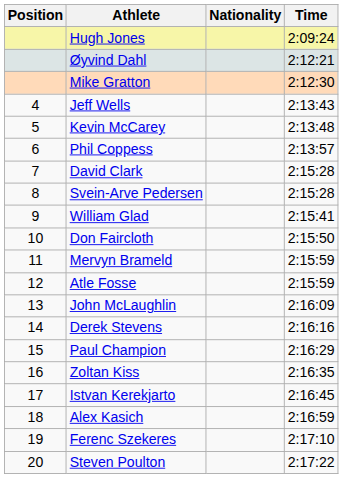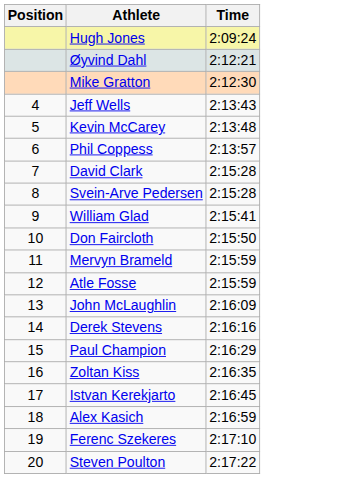- column: (245, 15)
